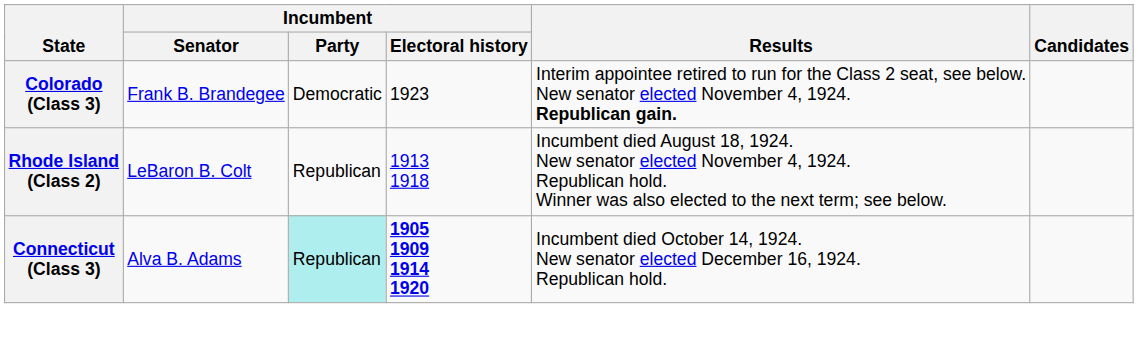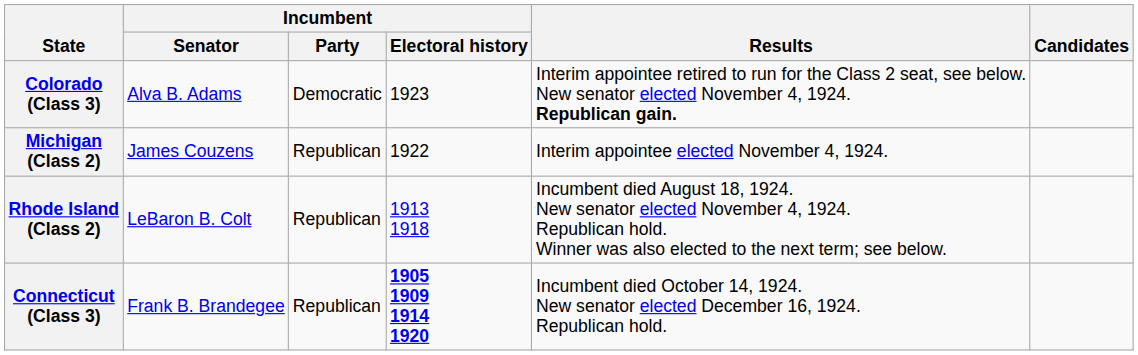(206, 94) Frank B. Brandegee -> (184, 94) Alva B. Adams
+ row: (64, 151)
(184, 258) Alva B. Adams -> (206, 306) Frank B. Brandegee
(337, 258) paleturquoise background -> (337, 306) no background
